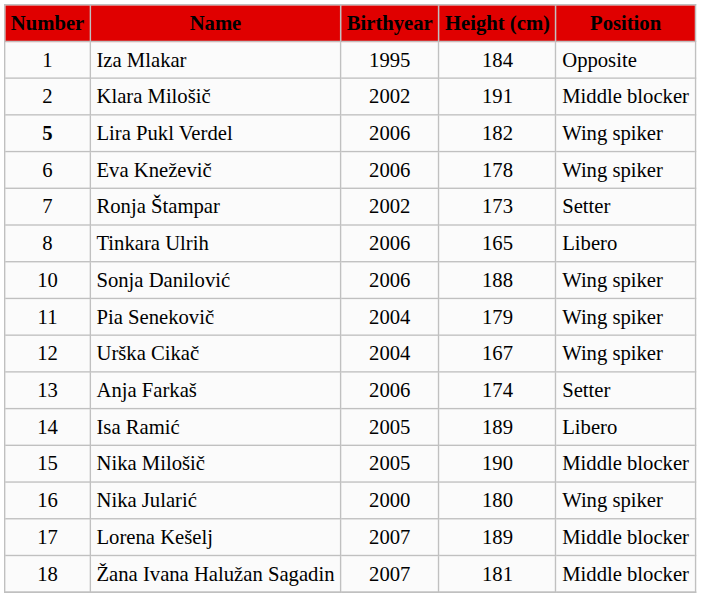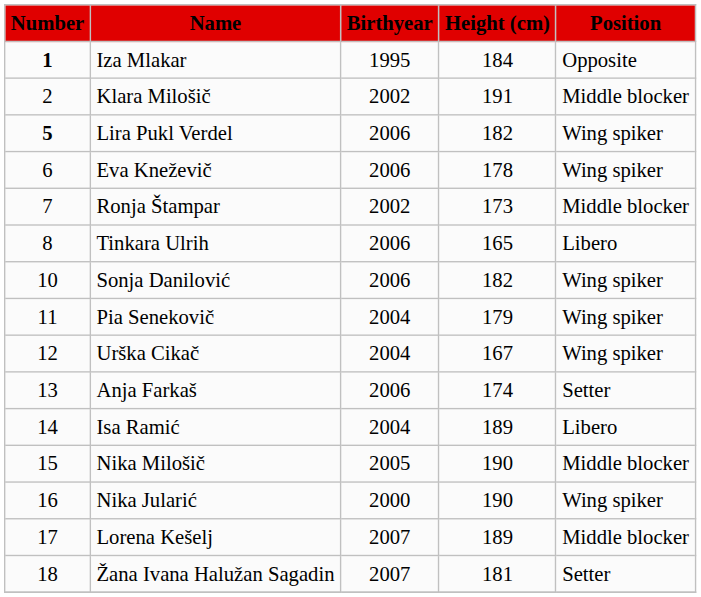(48, 59) normal -> (48, 59) bold
(586, 206) Setter -> (626, 206) Middle blocker
(497, 279) 188 -> (497, 279) 182
(390, 426) 2005 -> (390, 426) 2004
(497, 500) 180 -> (497, 500) 190
(626, 573) Middle blocker -> (586, 573) Setter
